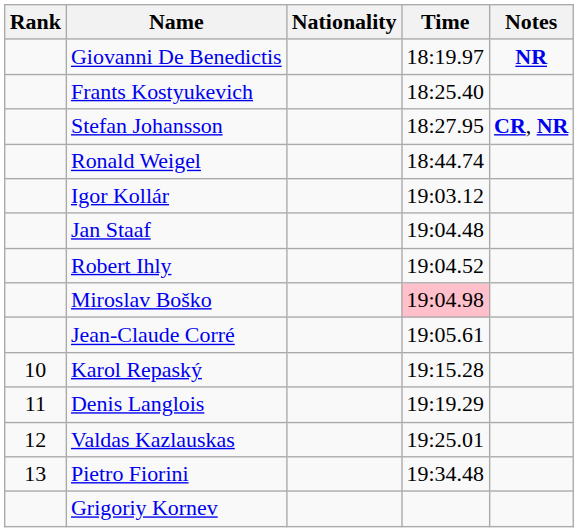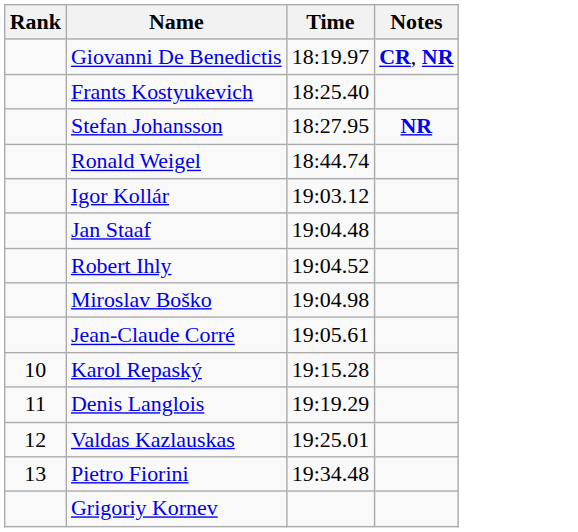- column: (344, 21)
(531, 56) NR -> (416, 56) CR, NR
(531, 126) CR, NR -> (416, 126) NR
(445, 299) pink background -> (330, 299) no background
